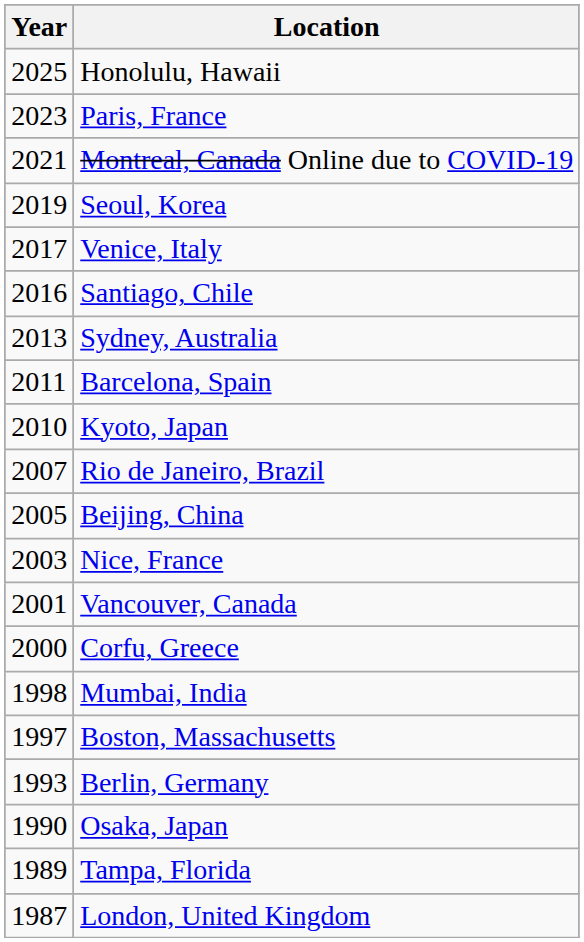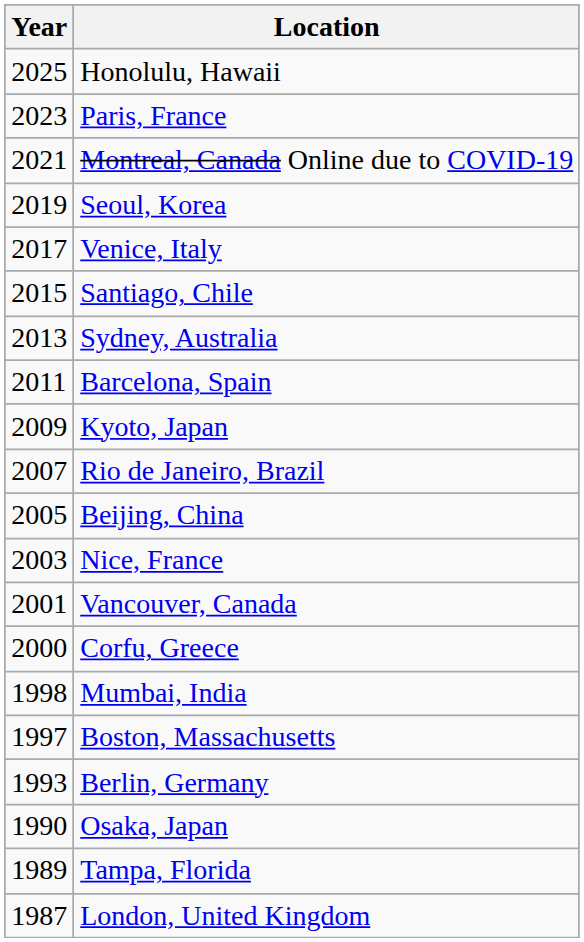(39, 293) 2016 -> (39, 293) 2015
(39, 426) 2010 -> (39, 426) 2009
